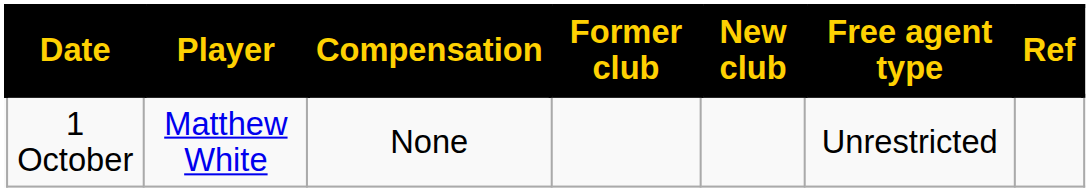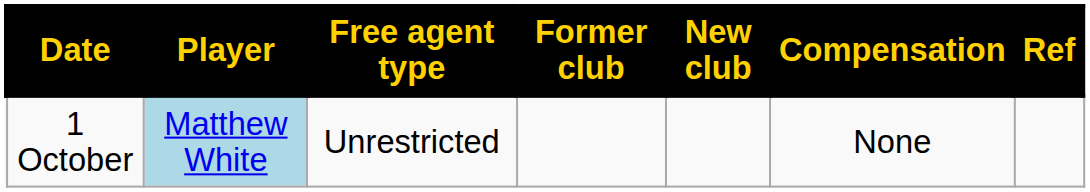columns swapped: (910, 50) <-> (429, 50)
(226, 141) no background -> (226, 141) lightblue background
